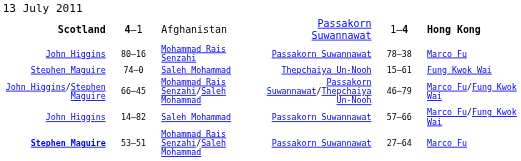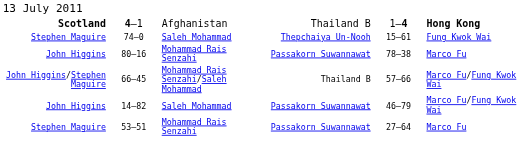(342, 29) Passakorn Suwannawat -> (341, 24) Thailand B
rows swapped: (133, 53) <-> (133, 70)
(319, 91) Passakorn Suwannawat/Thepchaiya Un-Nooh -> (346, 79) Thailand B
(399, 91) 46–79 -> (399, 79) 57–66
(399, 117) 57–66 -> (399, 105) 46–79
(68, 143) bold -> (68, 126) normal
(194, 143) Mohammad Rais Senzahi/Saleh Mohammad -> (194, 126) Mohammad Rais Senzahi
